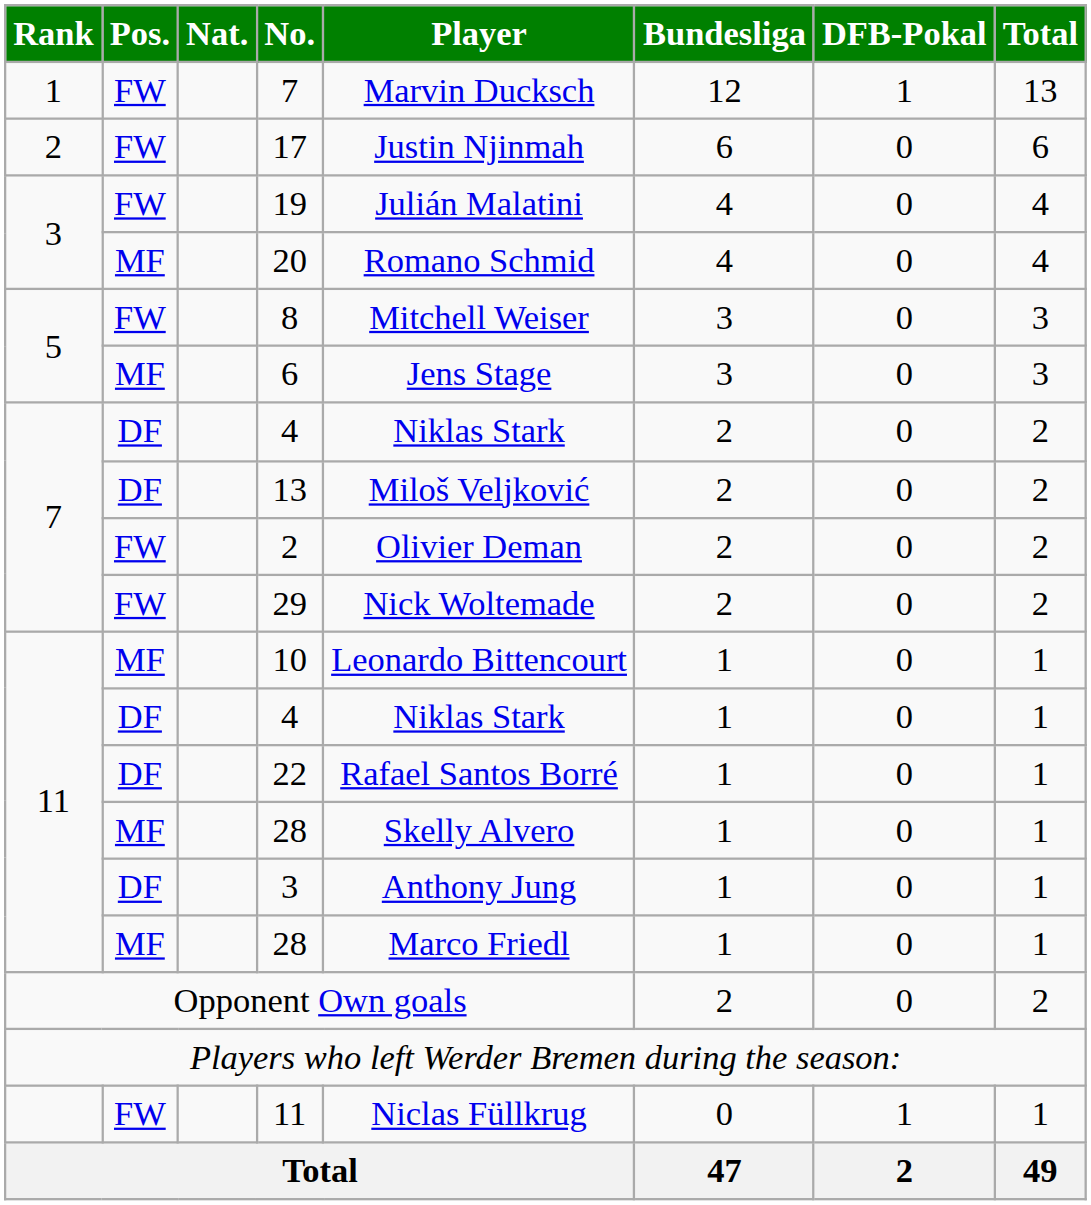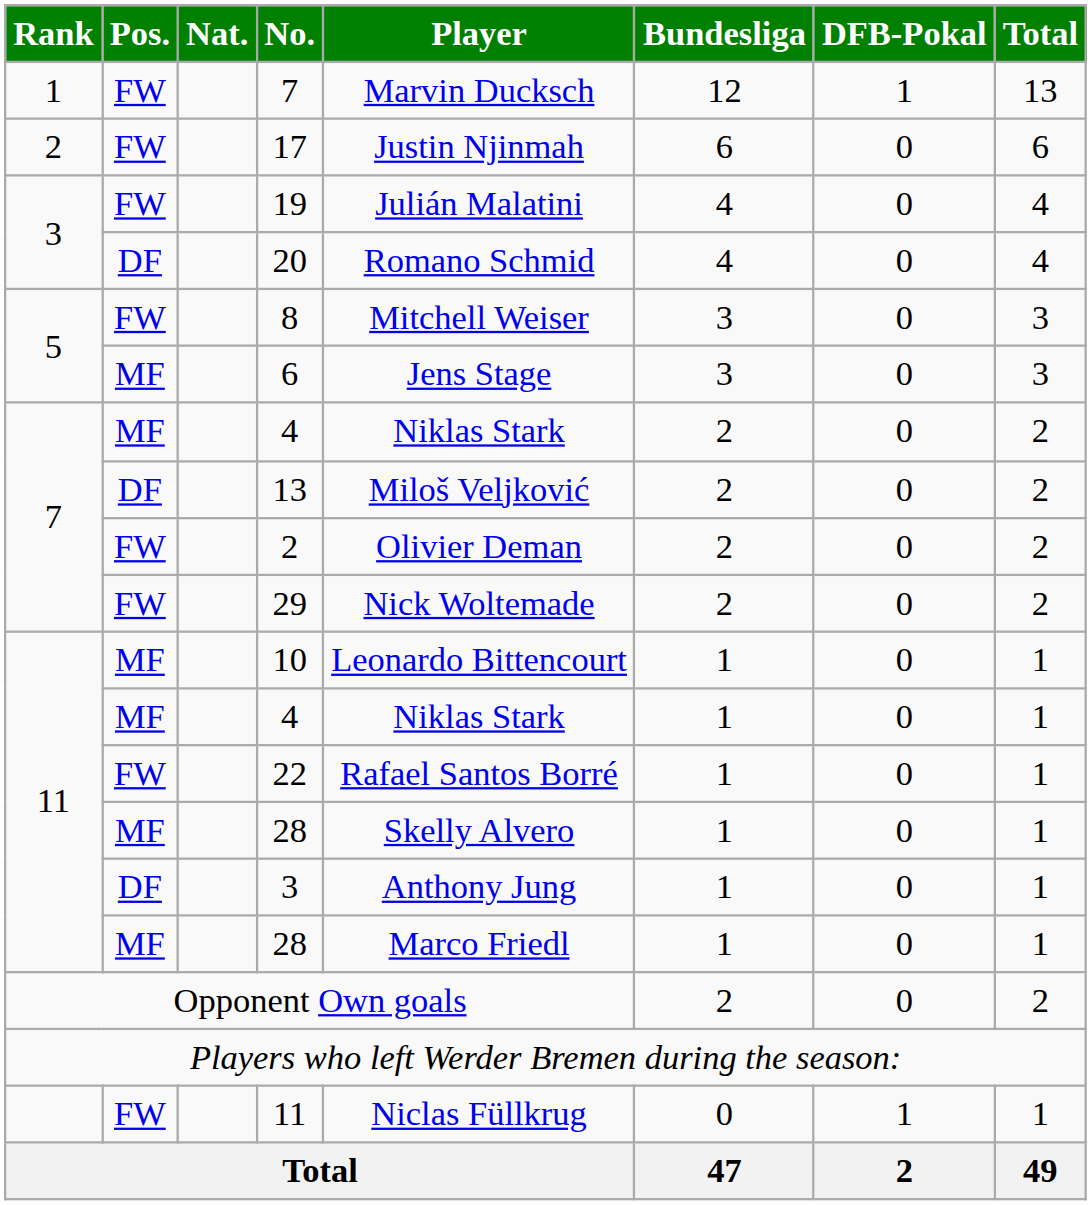(140, 260) MF -> (140, 260) DF
(140, 431) DF -> (140, 431) MF
(140, 715) DF -> (140, 715) MF
(140, 772) DF -> (140, 772) FW
